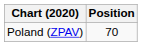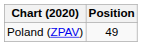(112, 32) 70 -> (112, 32) 49
